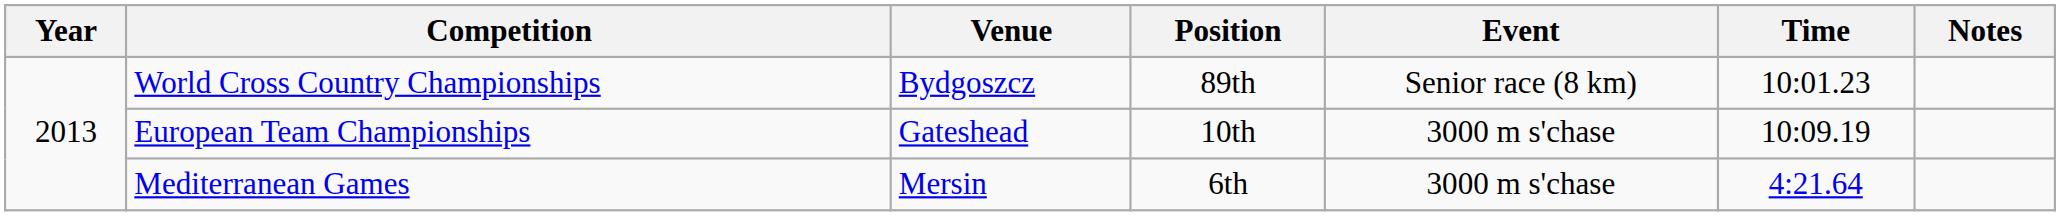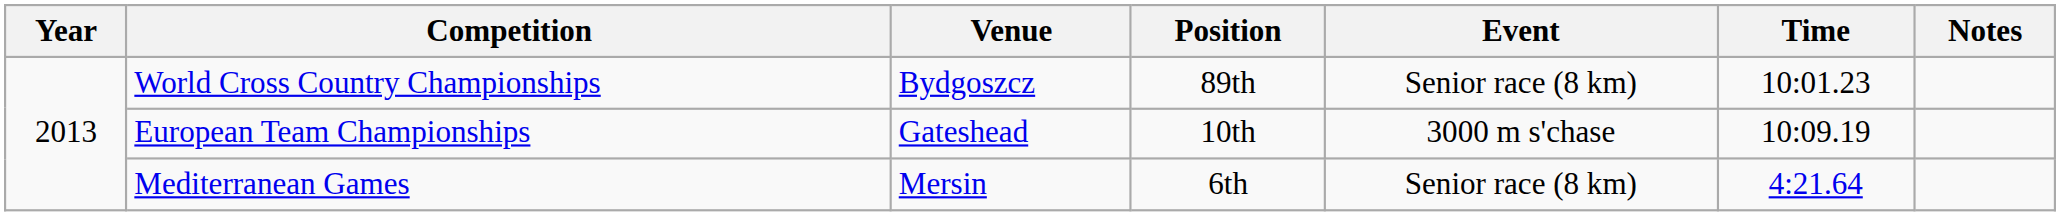(1521, 184) 3000 m s'chase -> (1521, 184) Senior race (8 km)
